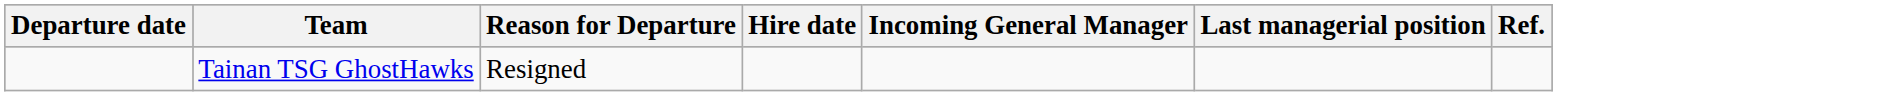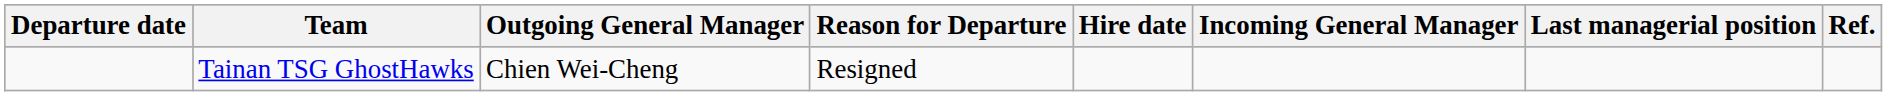+ column: (645, 25)
